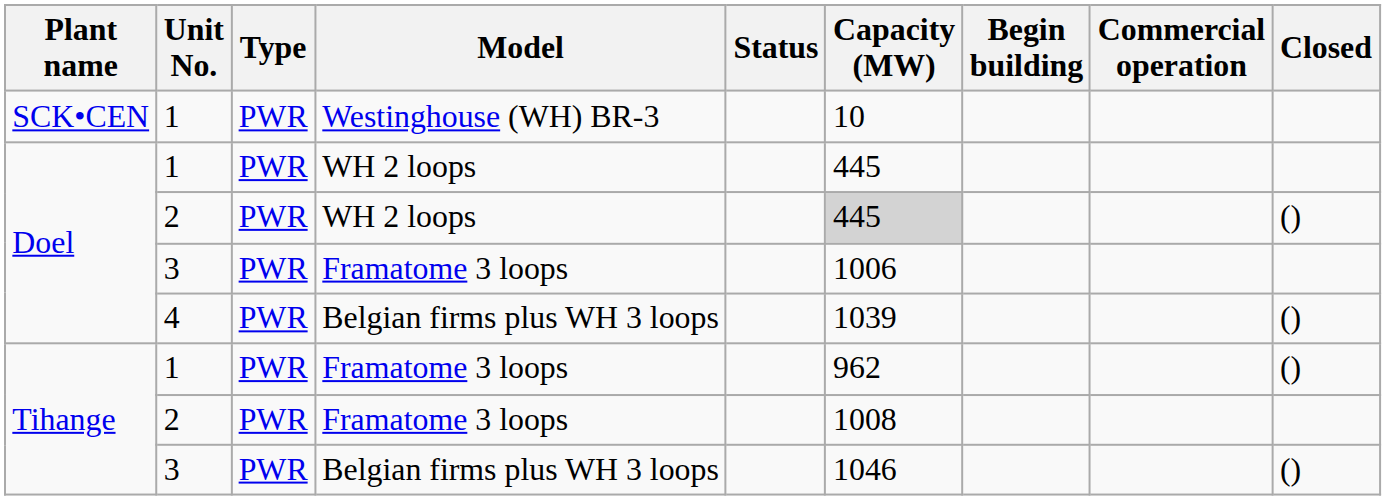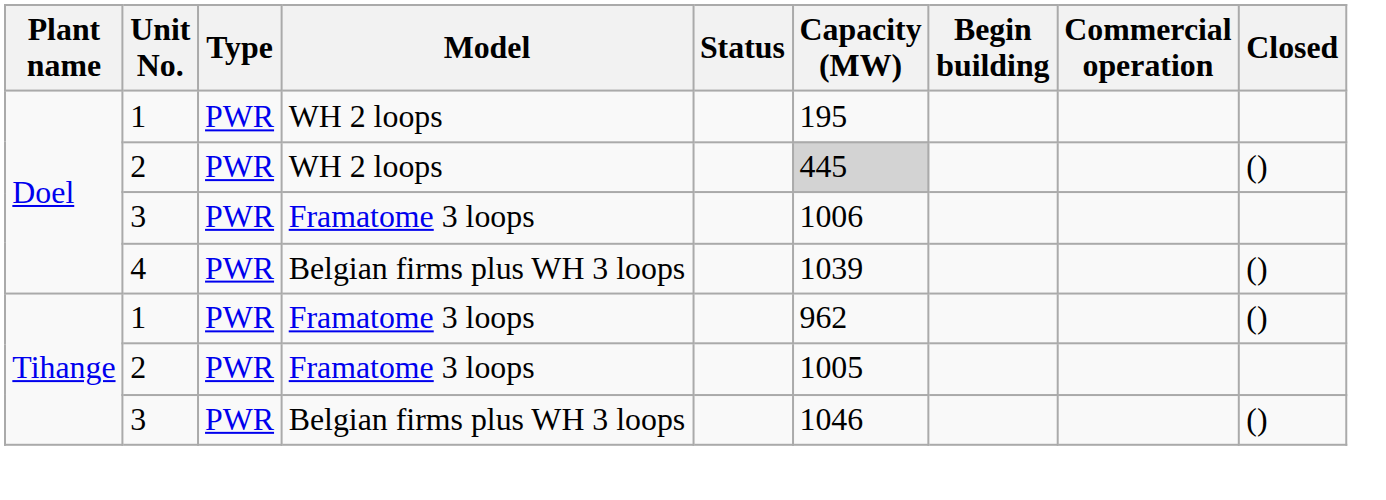- row: (172, 116)
(857, 166) 445 -> (823, 116) 195
(865, 419) 1008 -> (831, 368) 1005
